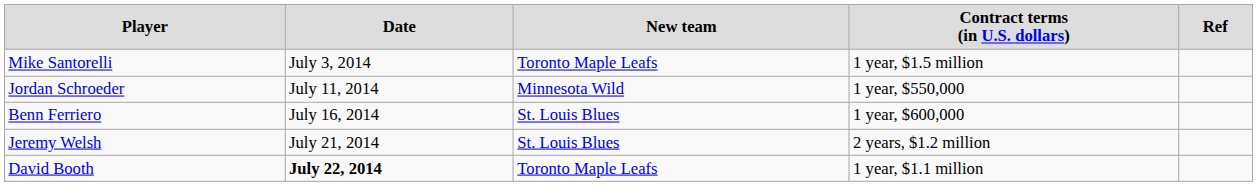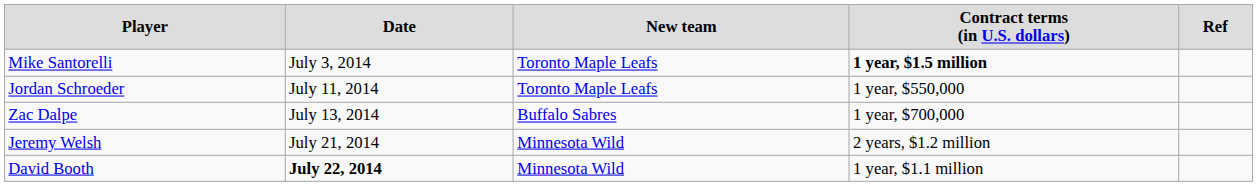(918, 62) normal -> (920, 62) bold
(571, 89) Minnesota Wild -> (587, 89) Toronto Maple Leafs
+ row: (43, 115)
- row: (55, 115)
(568, 141) St. Louis Blues -> (571, 141) Minnesota Wild
(587, 168) Toronto Maple Leafs -> (571, 168) Minnesota Wild
